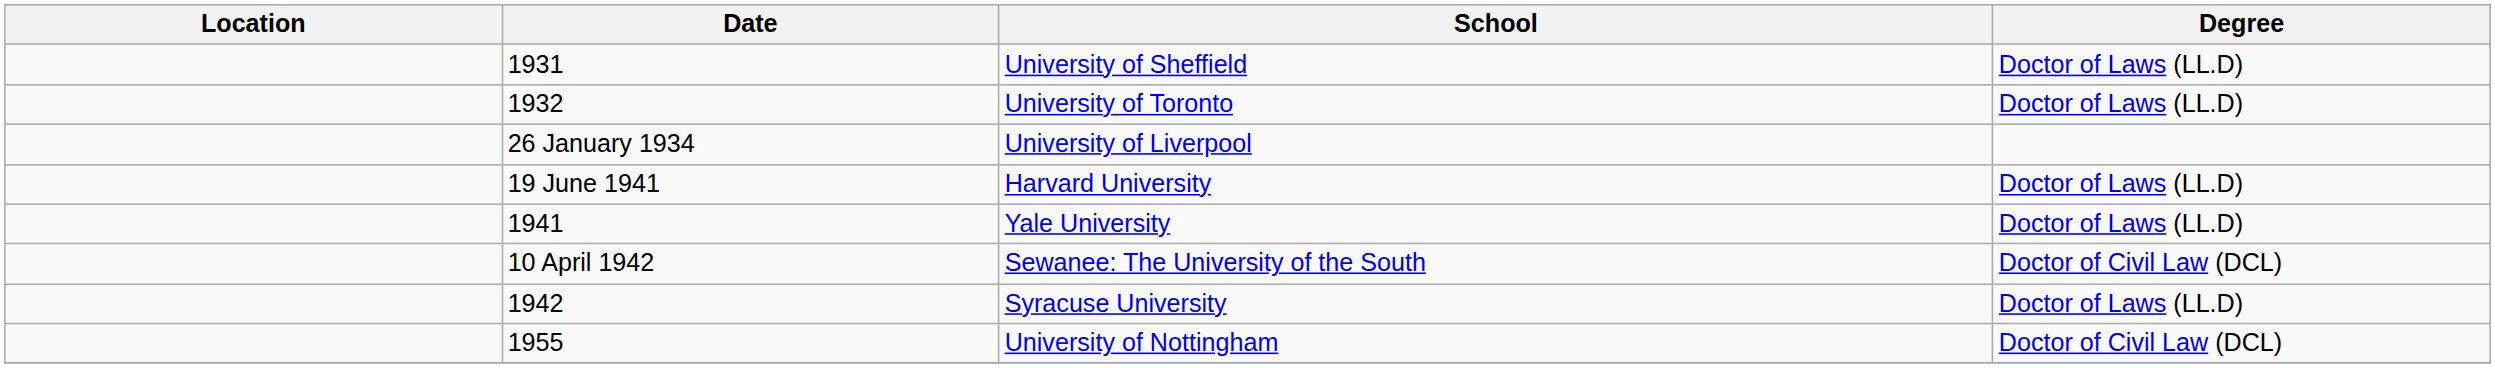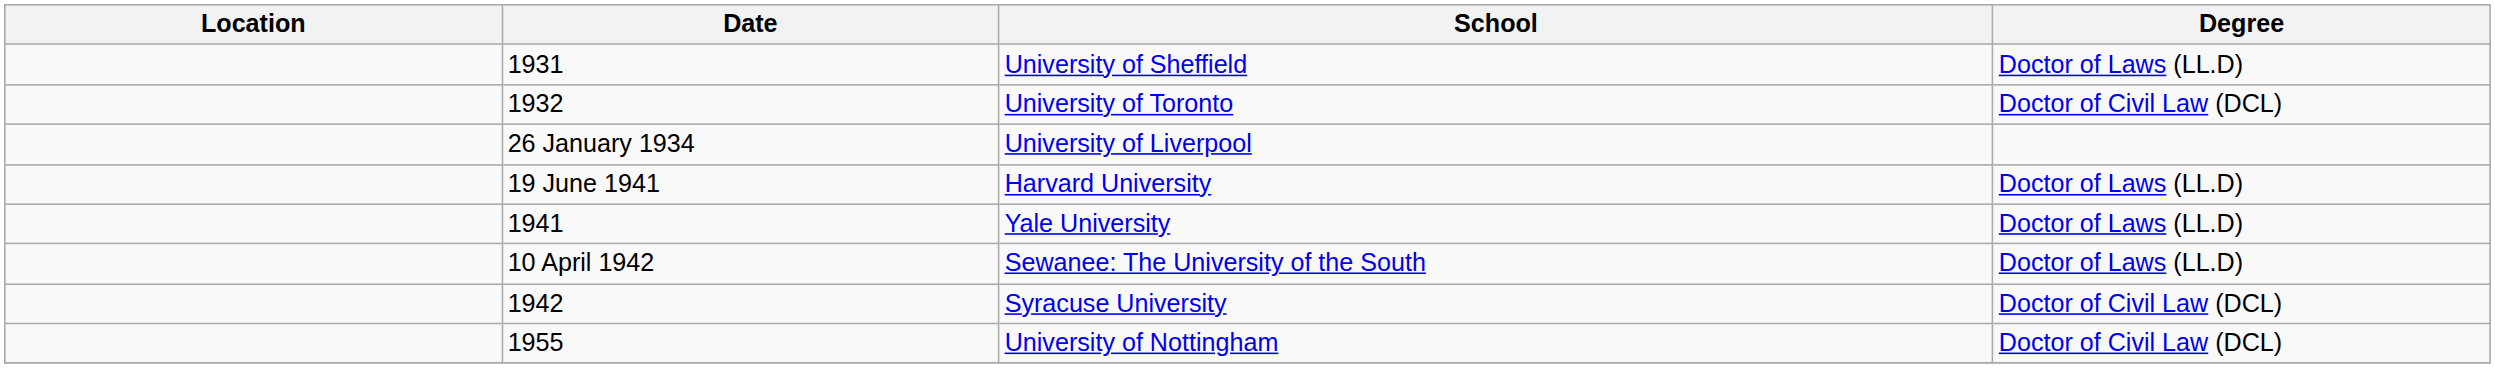(2121, 104) Doctor of Laws (LL.D) -> (2140, 104) Doctor of Civil Law (DCL)
(2140, 263) Doctor of Civil Law (DCL) -> (2121, 263) Doctor of Laws (LL.D)
(2121, 303) Doctor of Laws (LL.D) -> (2140, 303) Doctor of Civil Law (DCL)
